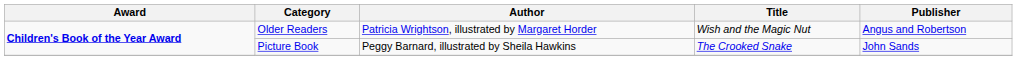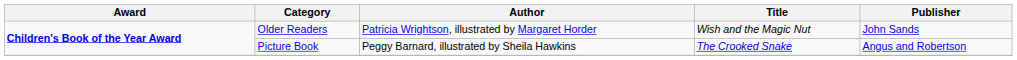(914, 30) Angus and Robertson -> (891, 30) John Sands
(891, 47) John Sands -> (914, 47) Angus and Robertson
